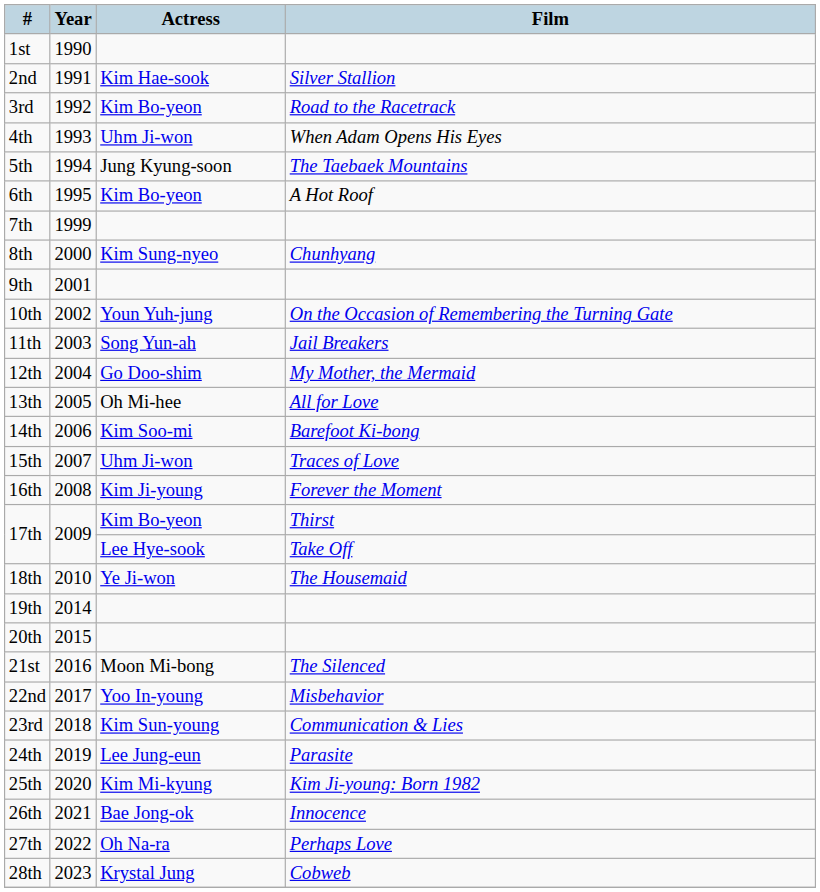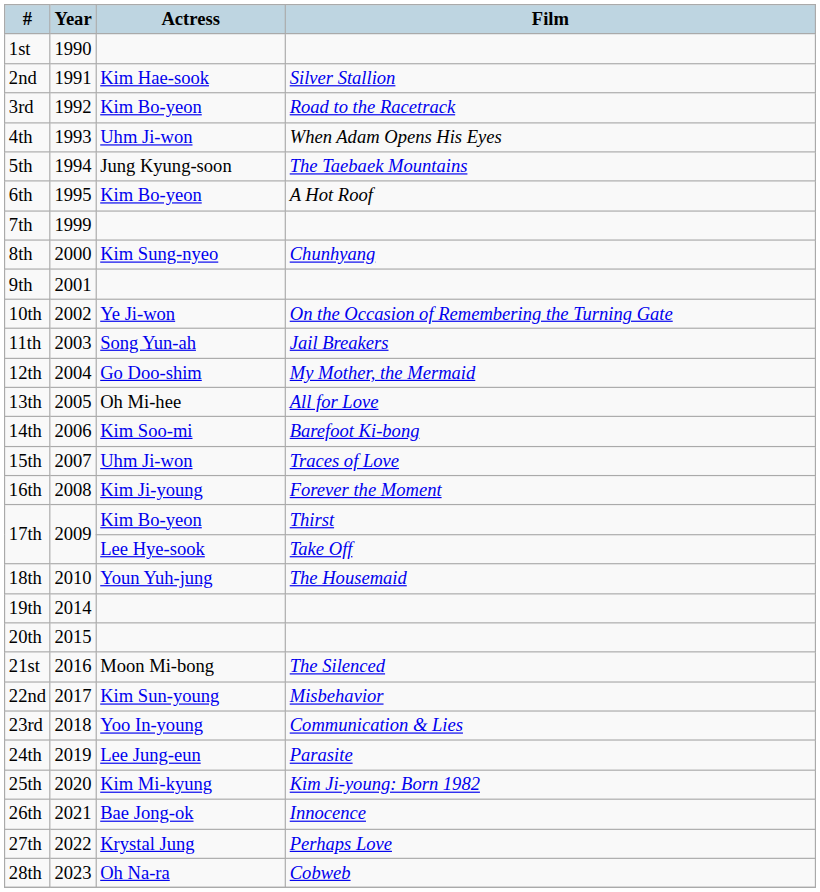(156, 313) Youn Yuh-jung -> (138, 313) Ye Ji-won
(138, 578) Ye Ji-won -> (156, 578) Youn Yuh-jung
(152, 696) Yoo In-young -> (160, 696) Kim Sun-young
(160, 725) Kim Sun-young -> (152, 725) Yoo In-young
(135, 843) Oh Na-ra -> (147, 843) Krystal Jung
(147, 872) Krystal Jung -> (135, 872) Oh Na-ra
